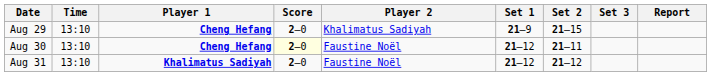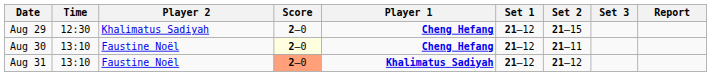columns swapped: (186, 12) <-> (409, 12)
(75, 29) 13:10 -> (75, 29) 12:30
(520, 29) 21–9 -> (520, 29) 21–12
(298, 63) no background -> (298, 63) lightsalmon background
